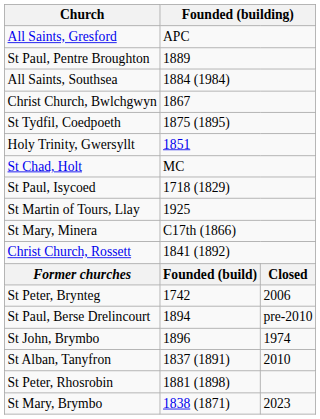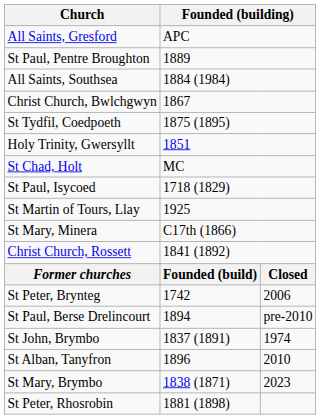(177, 338) 1896 -> (196, 338) 1837 (1891)
(196, 360) 1837 (1891) -> (177, 360) 1896
rows swapped: (60, 381) <-> (55, 403)
